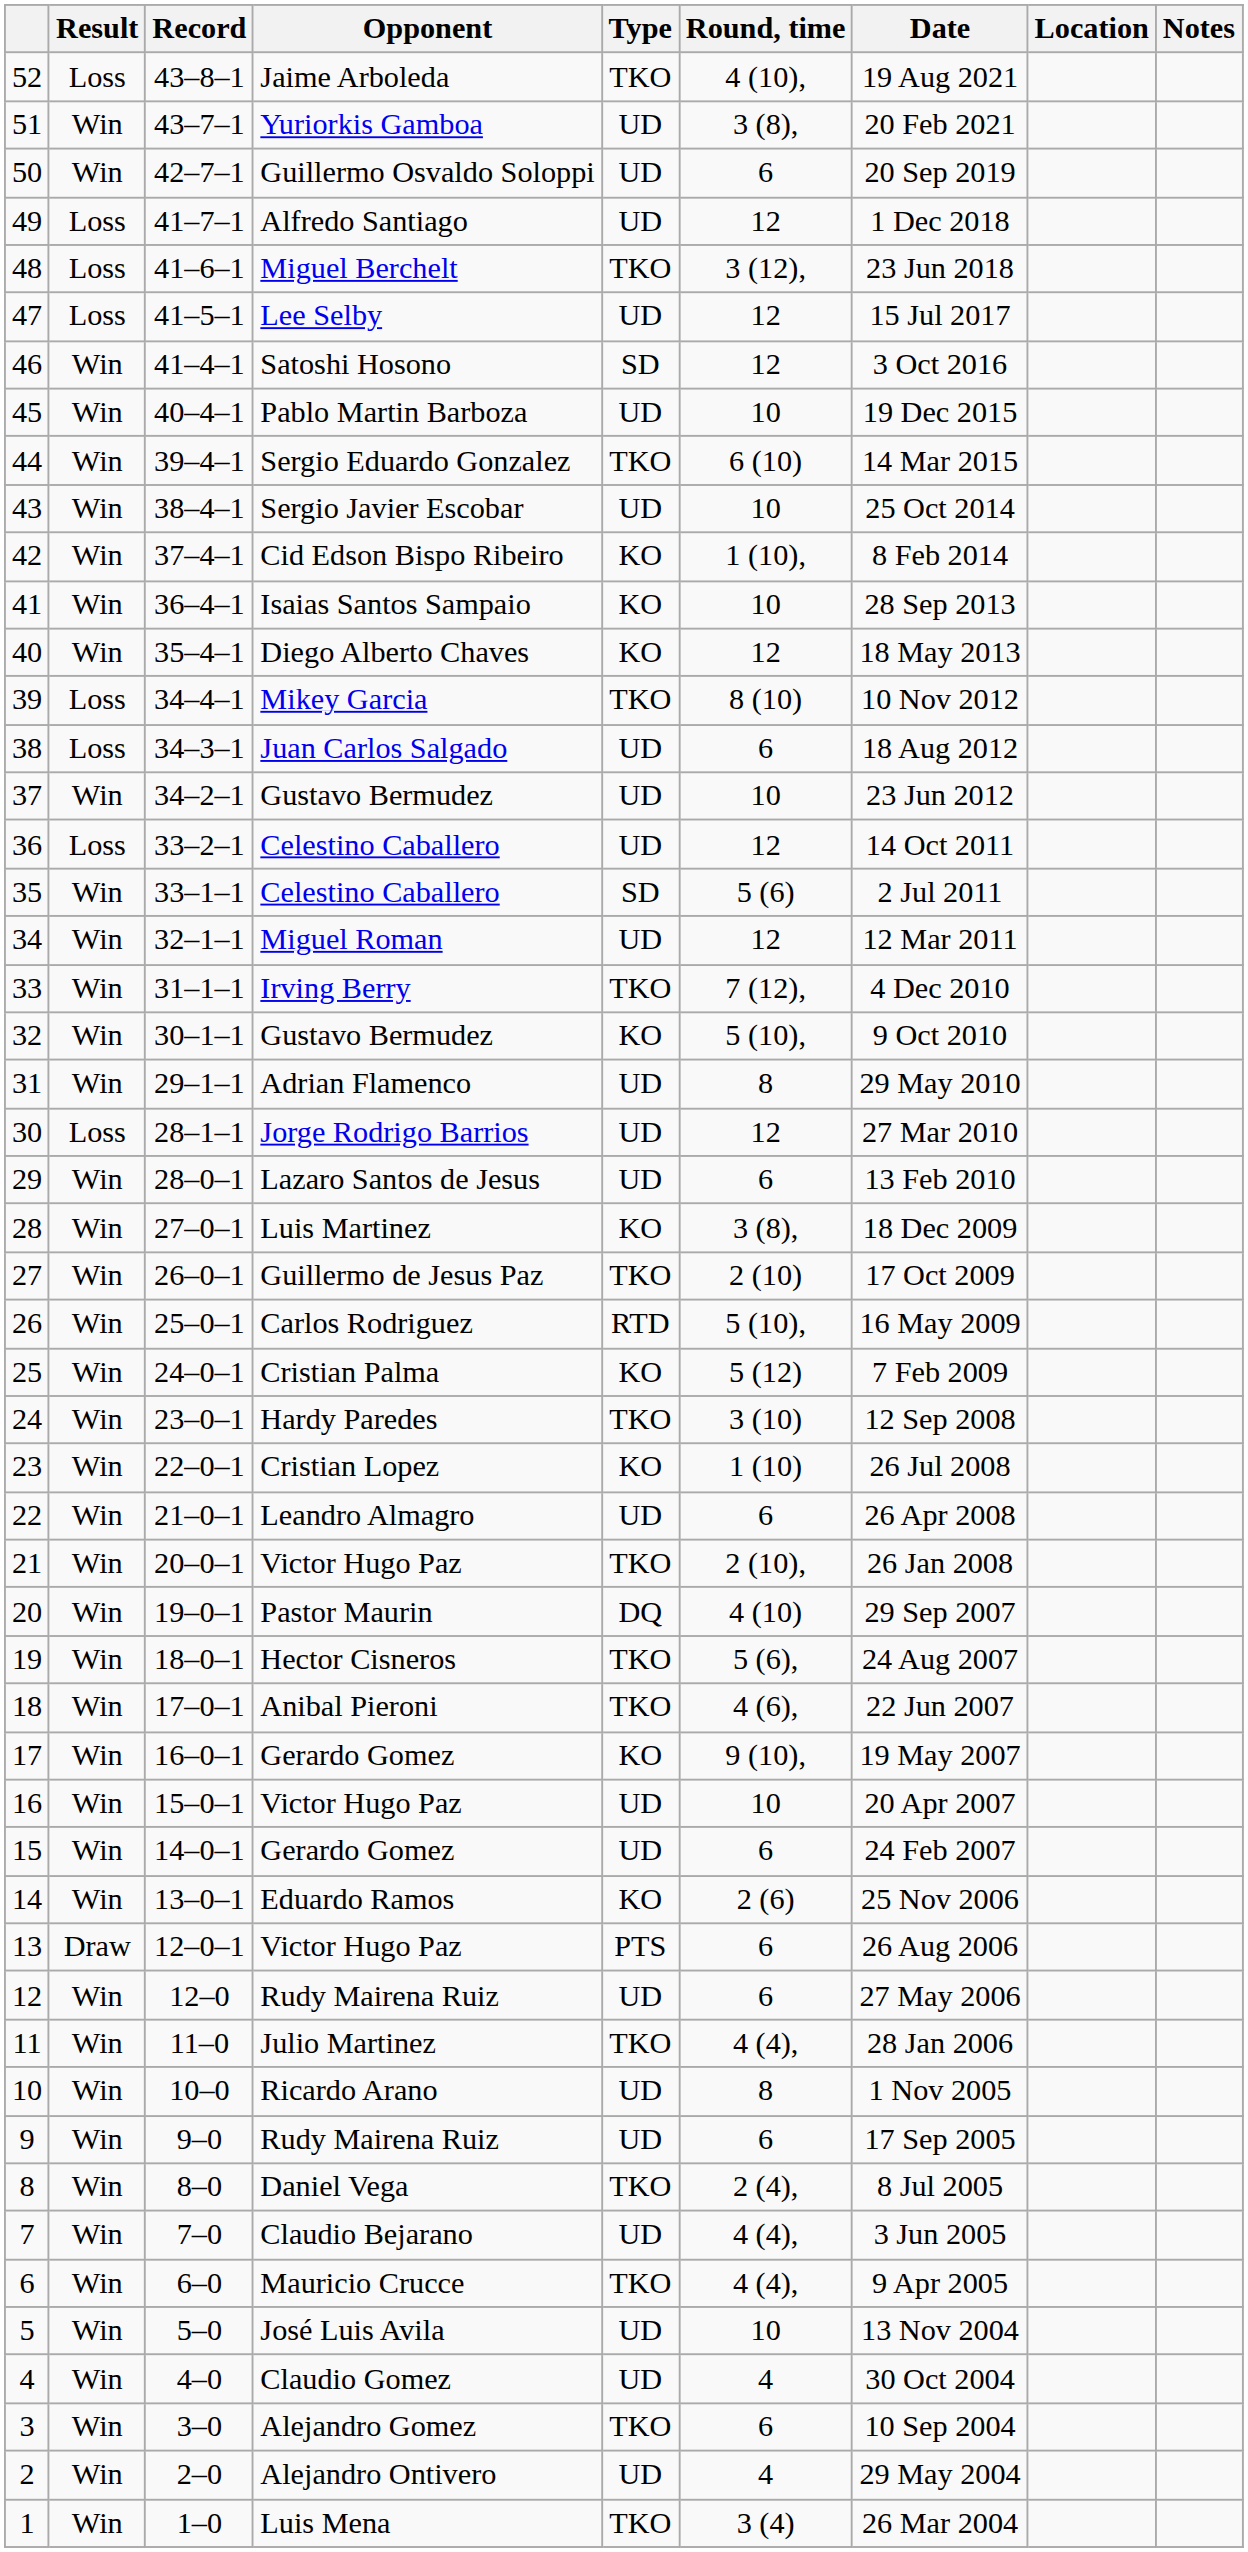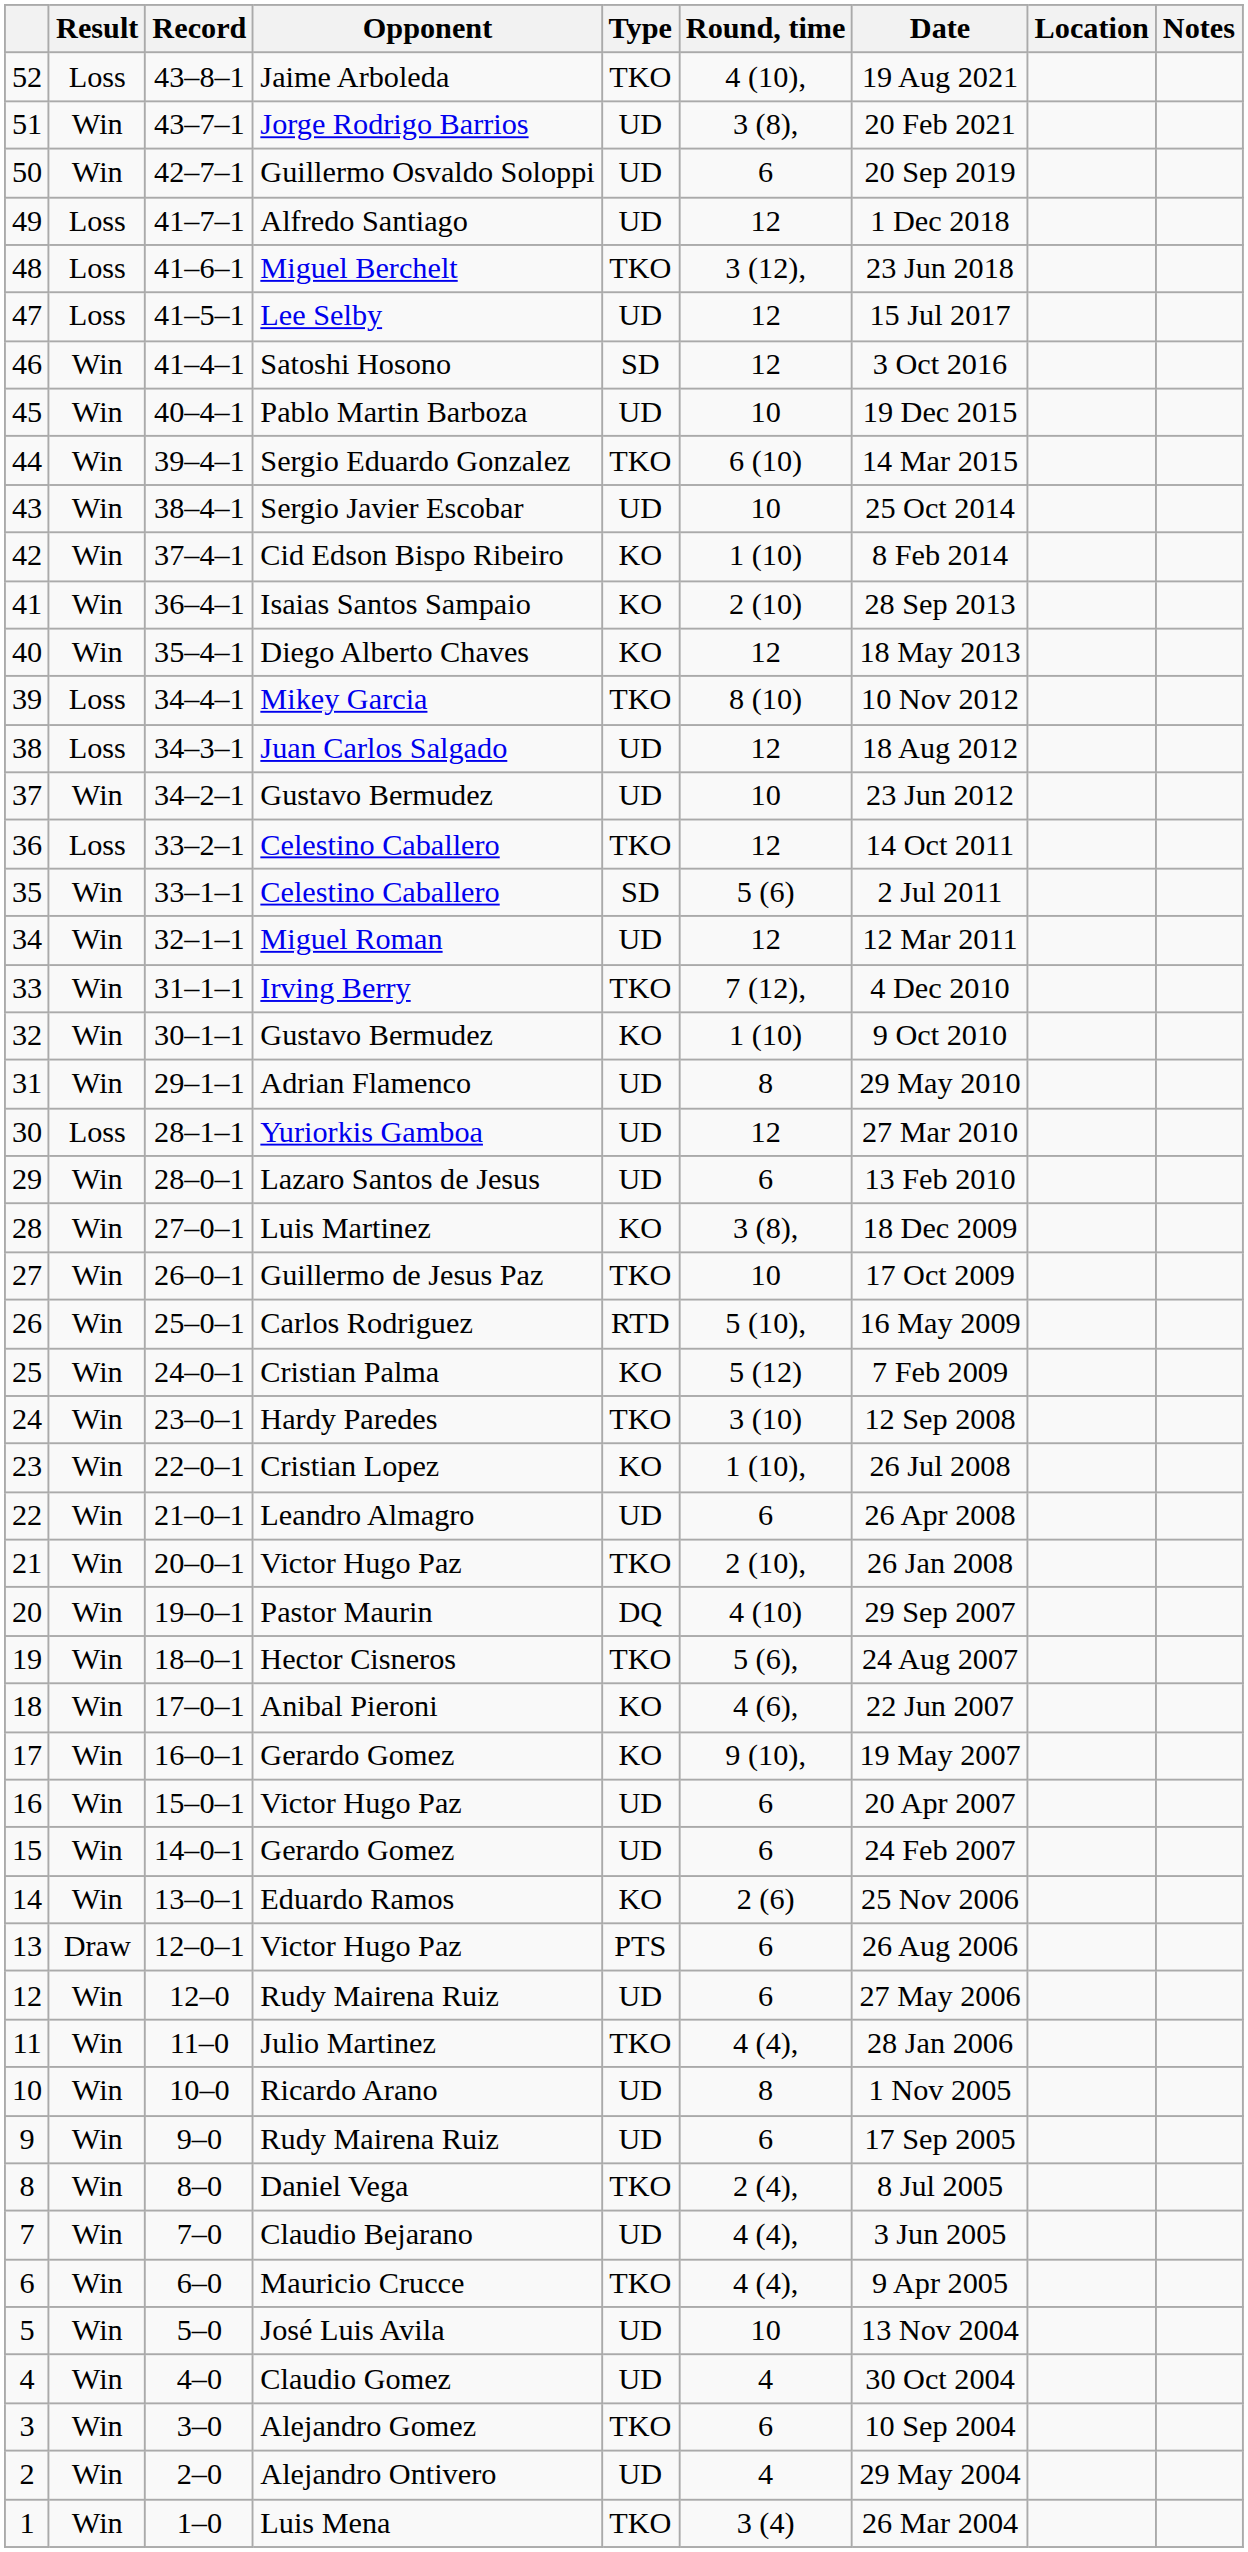(372, 124) Yuriorkis Gamboa -> (394, 124) Jorge Rodrigo Barrios
(766, 556) 1 (10), -> (766, 556) 1 (10)
(766, 603) 10 -> (766, 603) 2 (10)
(766, 747) 6 -> (766, 747) 12
(640, 843) UD -> (640, 843) TKO
(766, 1035) 5 (10), -> (766, 1035) 1 (10)
(394, 1131) Jorge Rodrigo Barrios -> (372, 1131) Yuriorkis Gamboa
(766, 1275) 2 (10) -> (766, 1275) 10
(766, 1467) 1 (10) -> (766, 1467) 1 (10),
(640, 1707) TKO -> (640, 1707) KO
(766, 1802) 10 -> (766, 1802) 6
